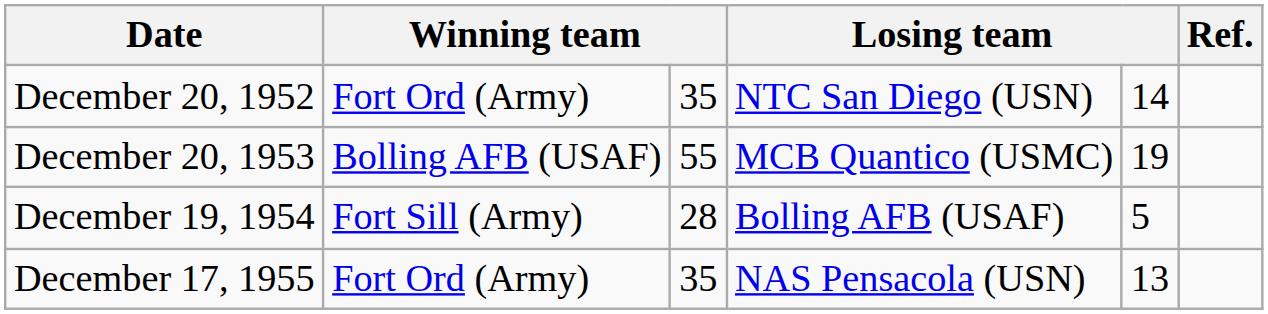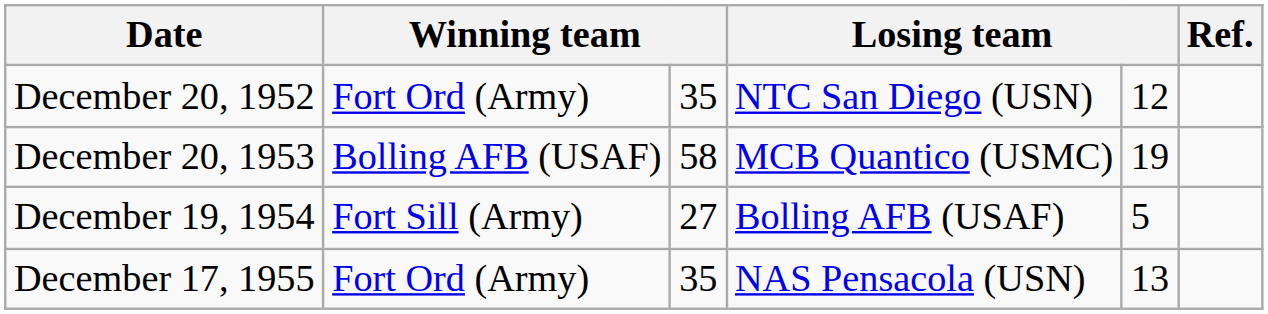(1150, 95) 14 -> (1150, 95) 12
(698, 156) 55 -> (698, 156) 58
(698, 216) 28 -> (698, 216) 27
